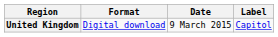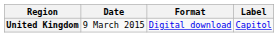columns swapped: (201, 11) <-> (124, 11)
